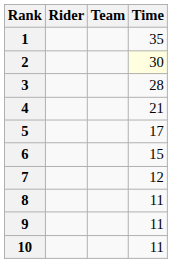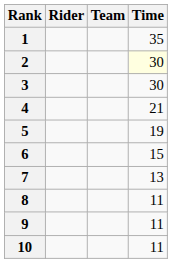(157, 85) 28 -> (157, 85) 30
(157, 131) 17 -> (157, 131) 19
(157, 177) 12 -> (157, 177) 13
